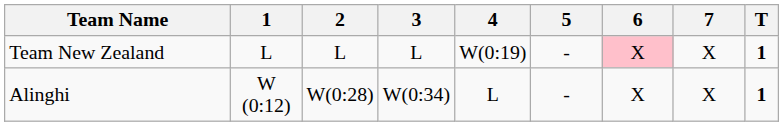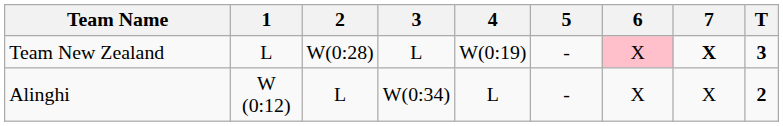(340, 51) L -> (340, 51) W(0:28)
(709, 51) normal -> (709, 51) bold
(761, 51) 1 -> (761, 51) 3
(340, 94) W(0:28) -> (340, 94) L
(761, 94) 1 -> (761, 94) 2
